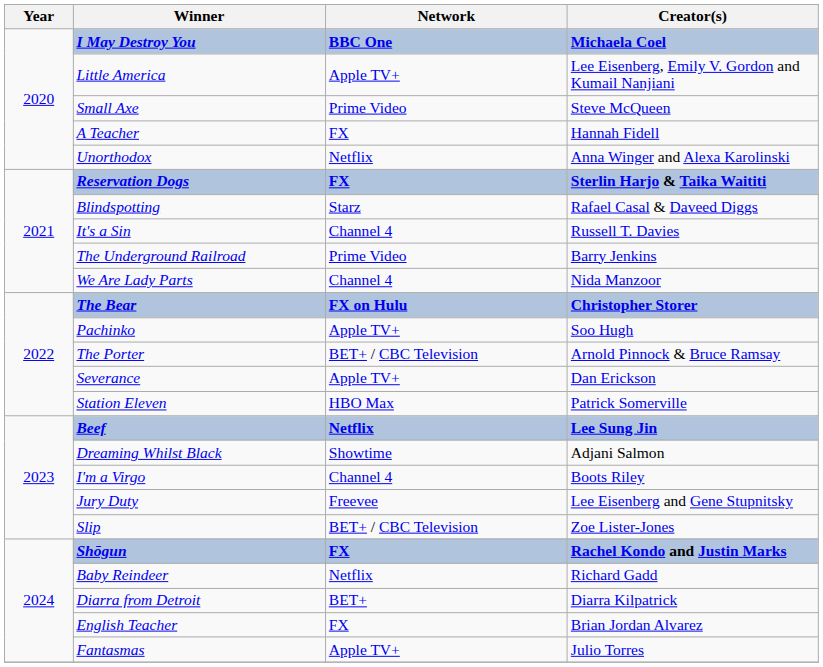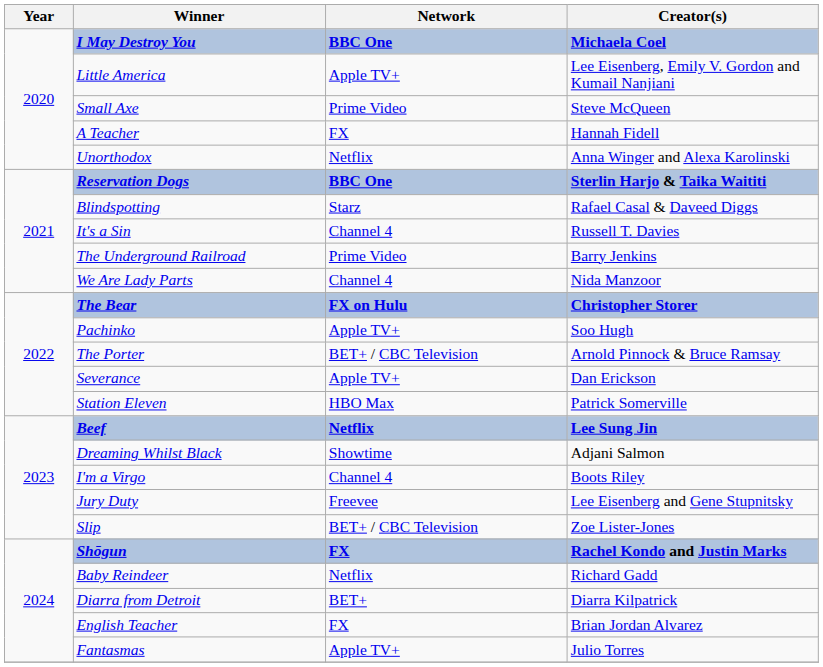(339, 181) FX -> (361, 181) BBC One
